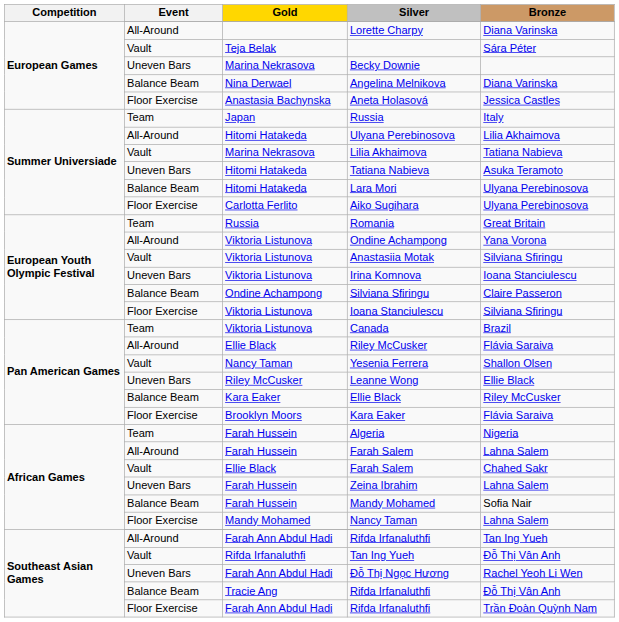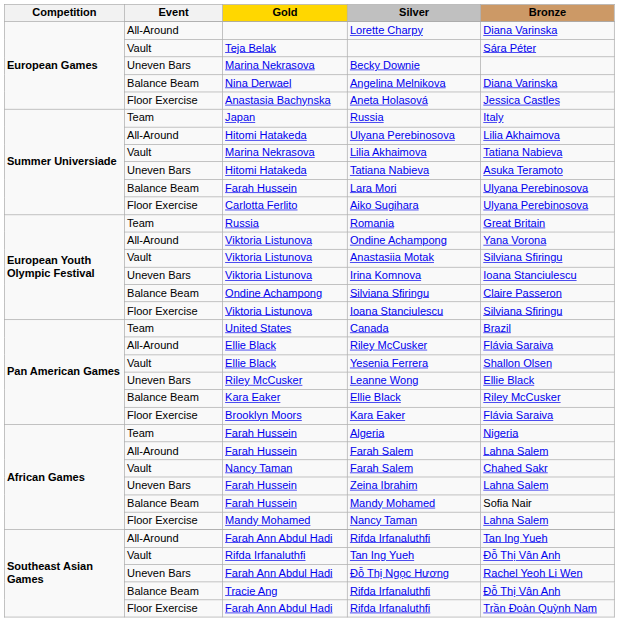(266, 188) Hitomi Hatakeda -> (261, 188) Farah Hussein
(269, 328) Viktoria Listunova -> (258, 328) United States
(259, 363) Nancy Taman -> (251, 363) Ellie Black
(251, 468) Ellie Black -> (259, 468) Nancy Taman
